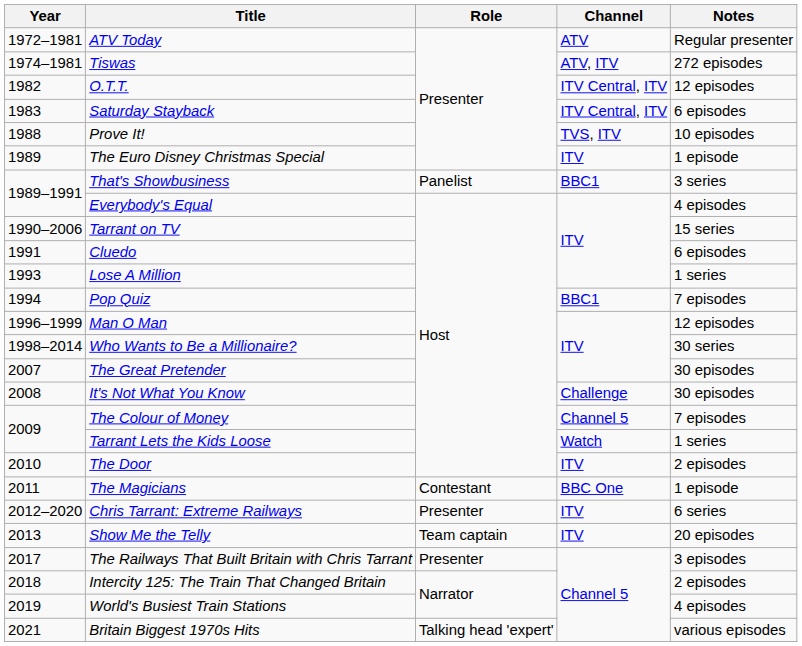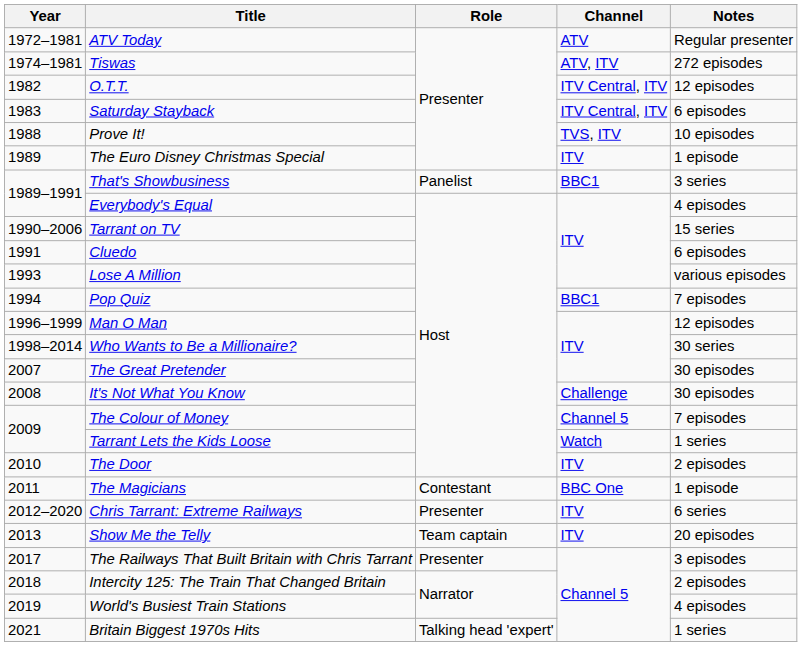(700, 275) 1 series -> (730, 275) various episodes
(730, 629) various episodes -> (700, 629) 1 series
